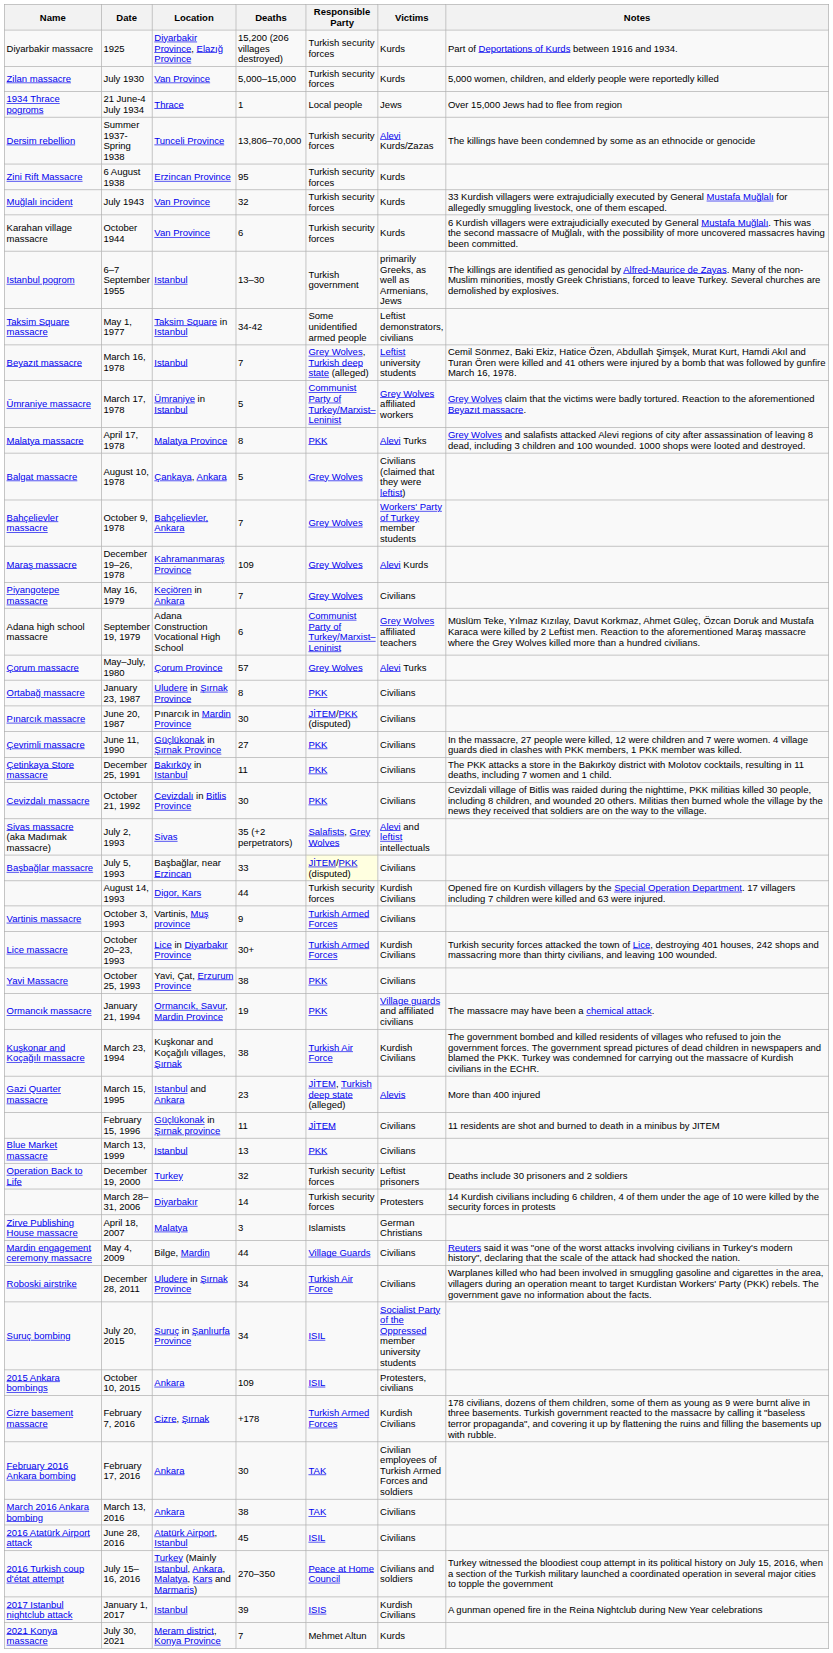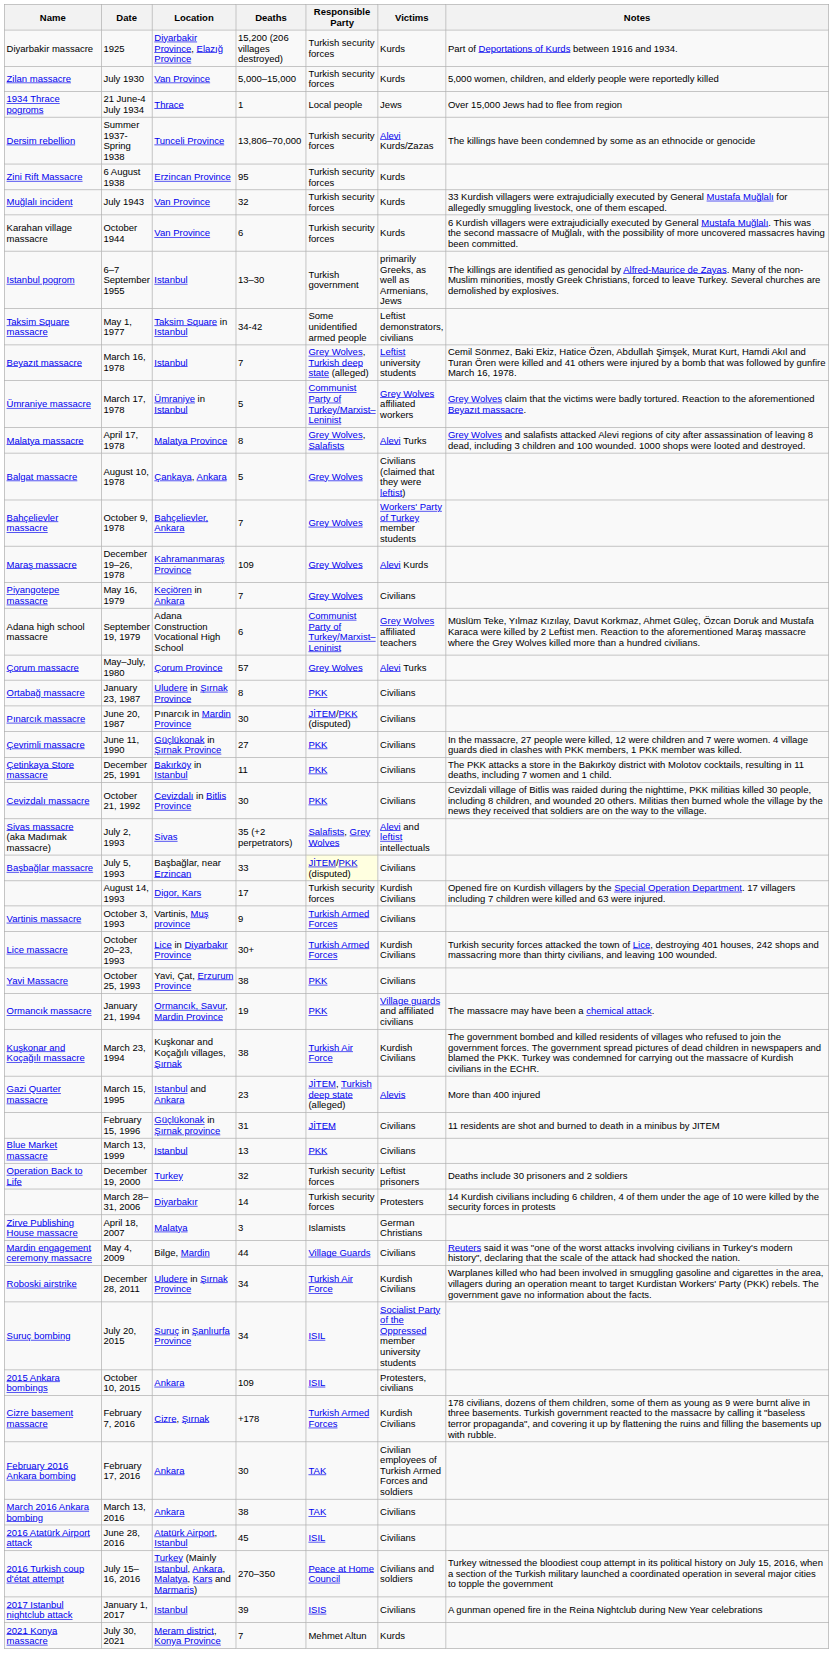(318, 441) PKK -> (337, 441) Grey Wolves, Salafists
(243, 894) 44 -> (243, 894) 17
(243, 1125) 11 -> (243, 1125) 31
(398, 1284) Civilians -> (398, 1284) Kurdish Civilians
(398, 1610) Kurdish Civilians -> (398, 1610) Civilians
